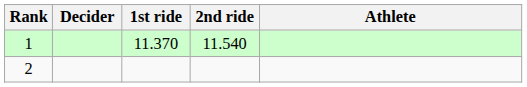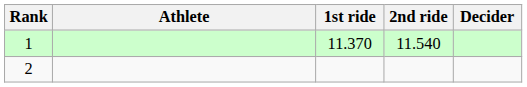columns swapped: (390, 17) <-> (87, 17)
